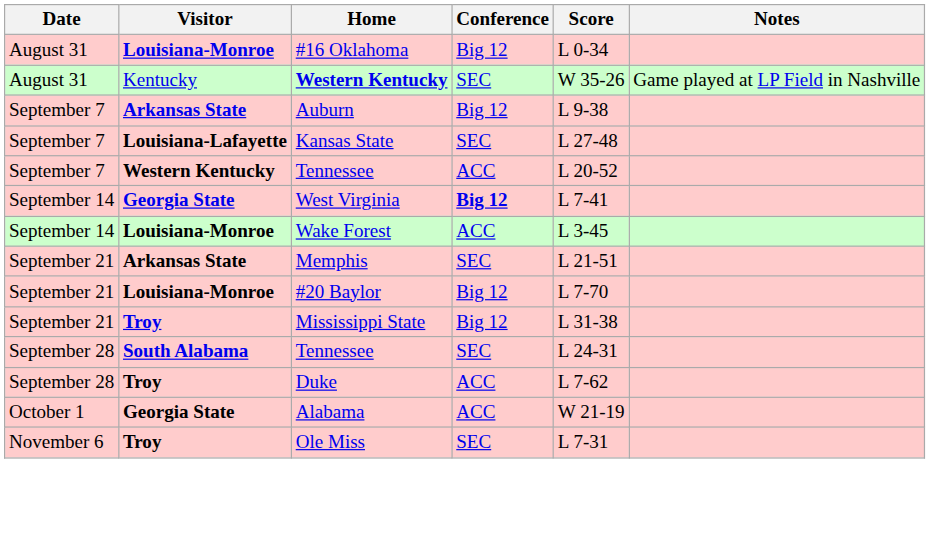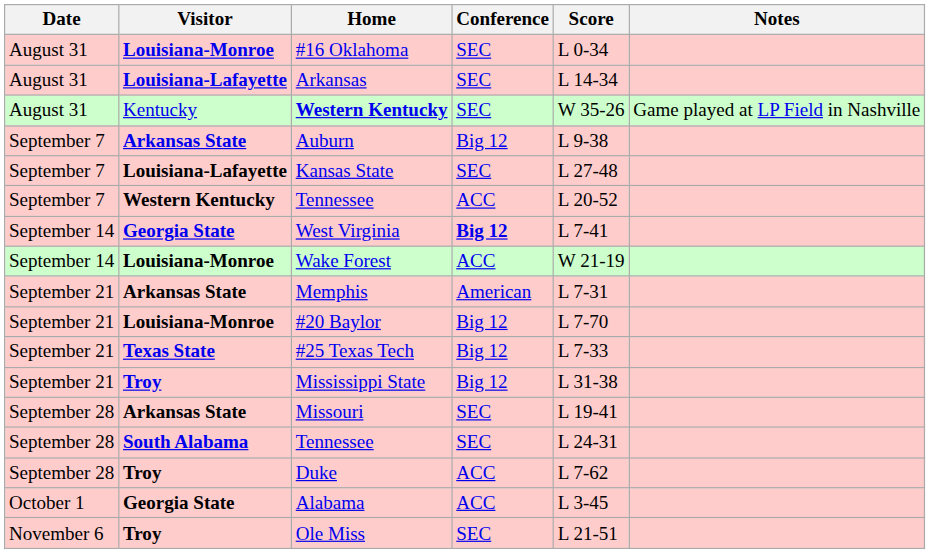(482, 49) Big 12 -> (474, 49) SEC
+ row: (205, 79)
(583, 230) L 3-45 -> (591, 261) W 21-19
(474, 261) SEC -> (494, 291) American
(588, 261) L 21-51 -> (583, 291) L 7-31
+ row: (169, 351)
+ row: (185, 412)
(591, 412) W 21-19 -> (583, 502) L 3-45
(583, 442) L 7-31 -> (588, 532) L 21-51
